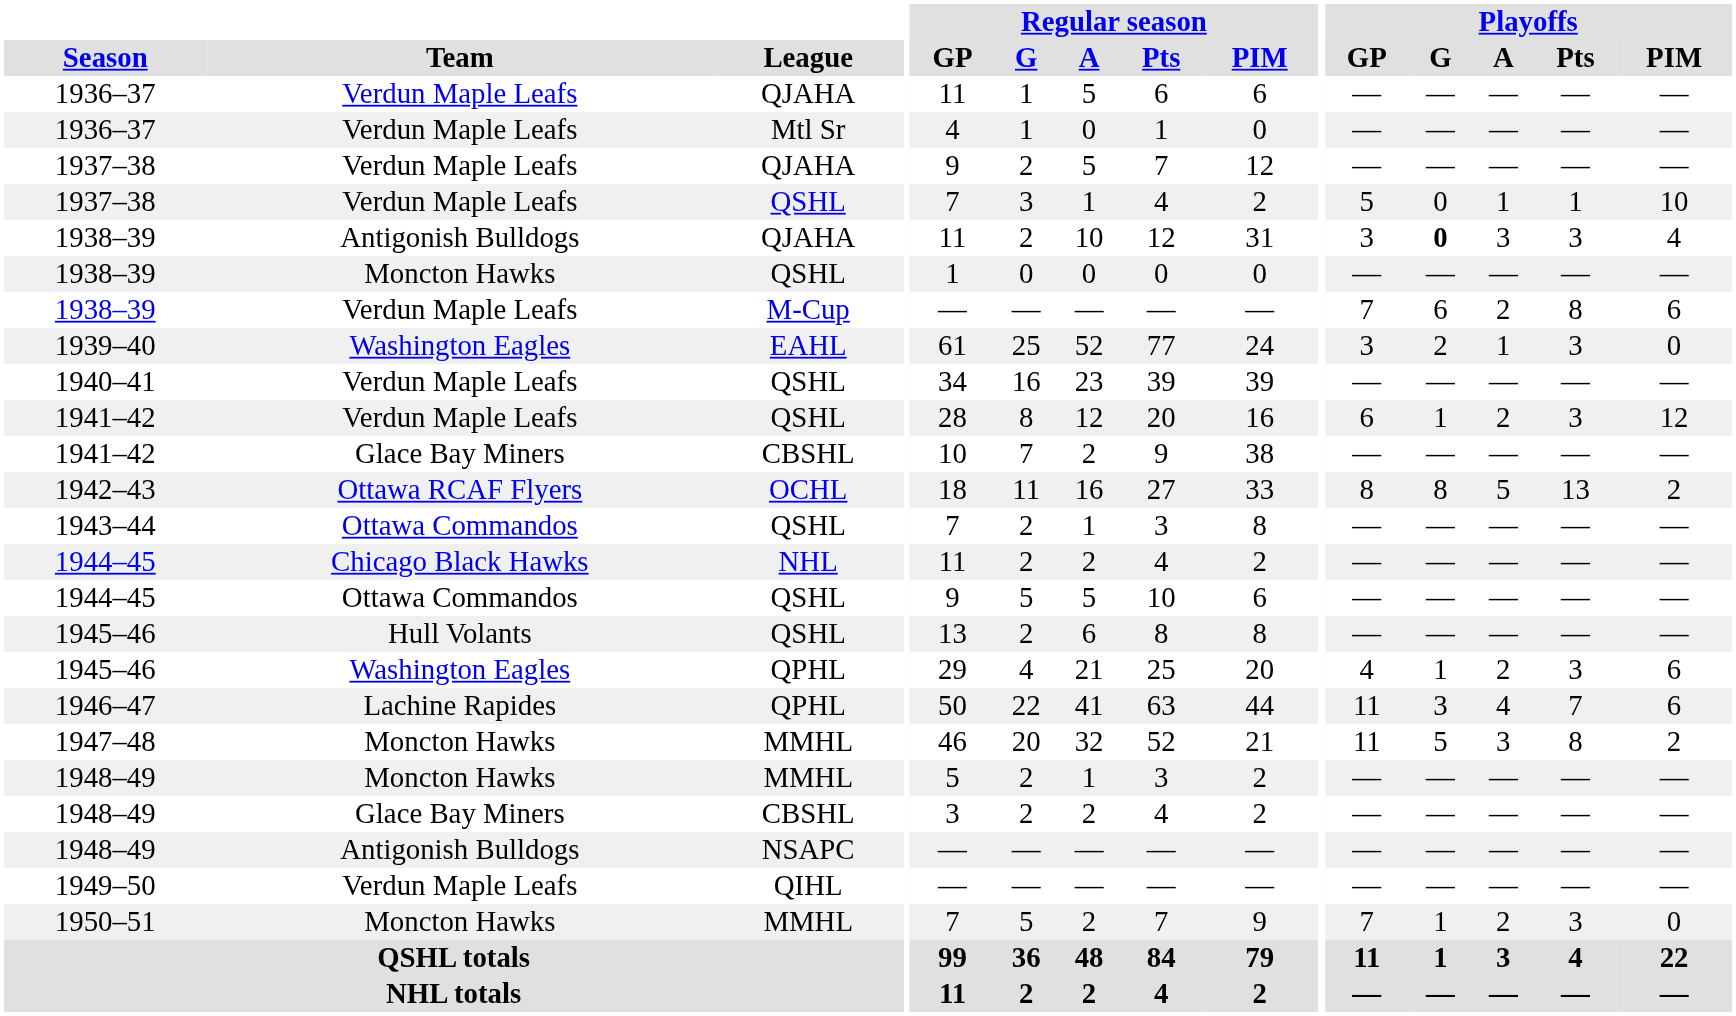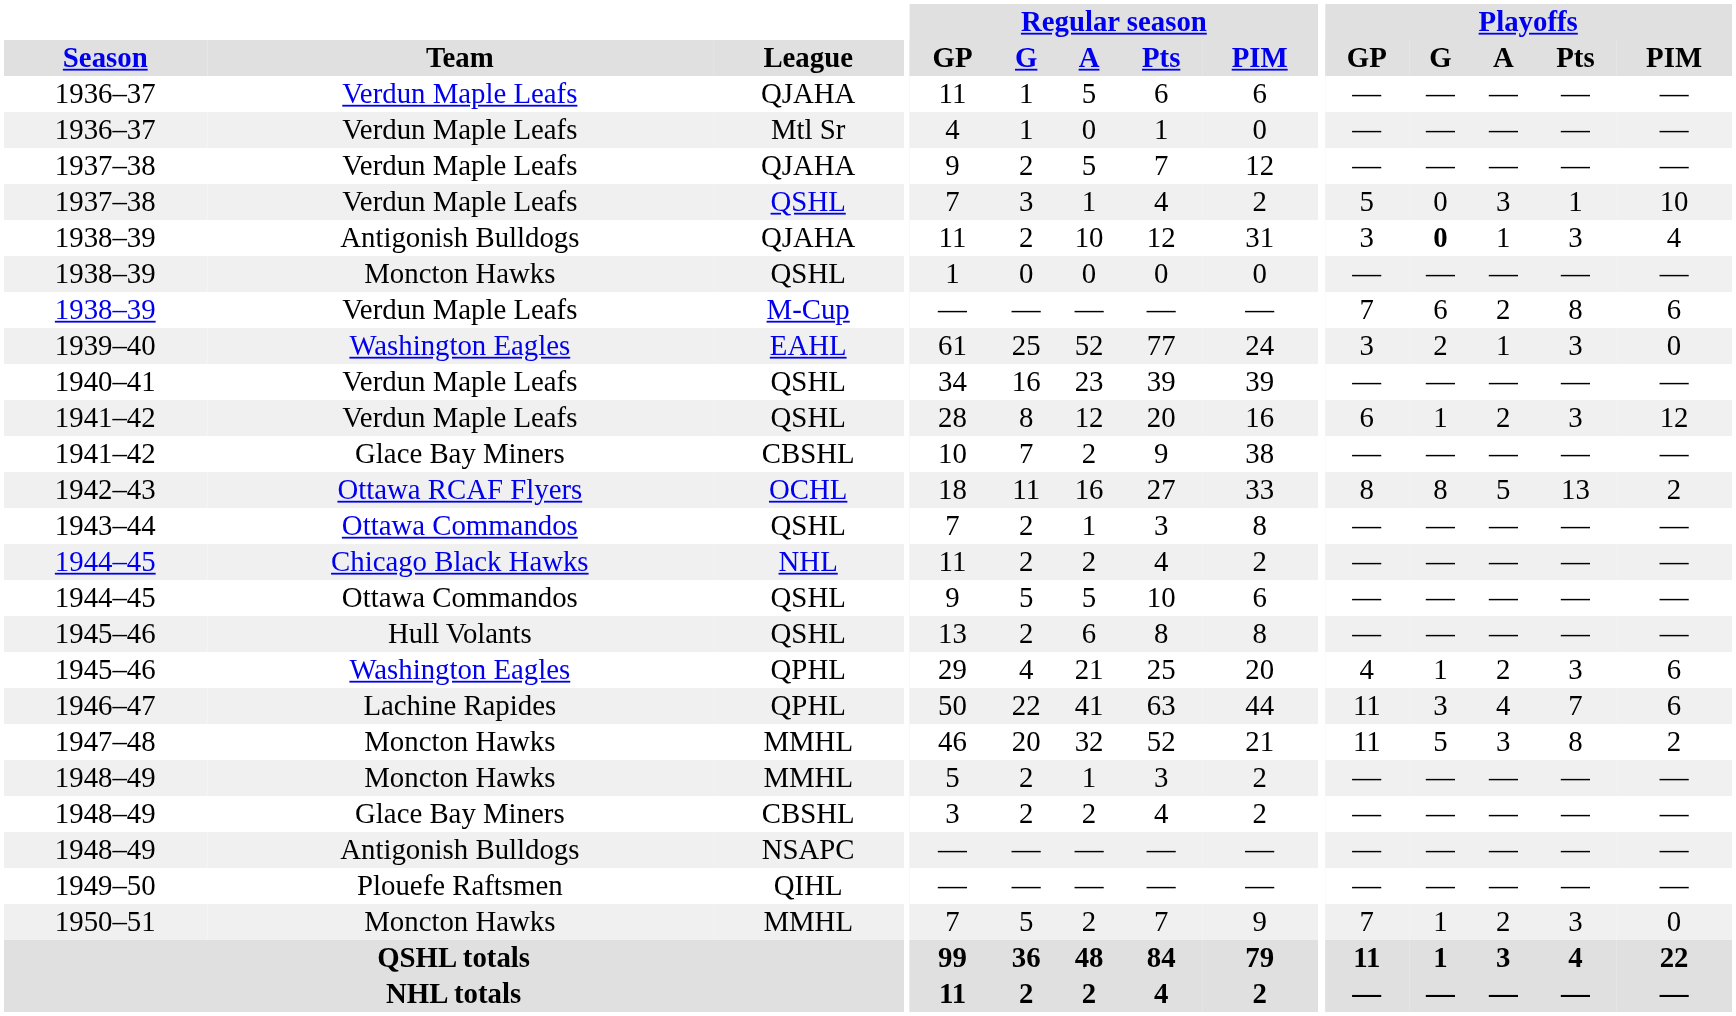(1503, 201) 1 -> (1503, 201) 3
(1503, 237) 3 -> (1503, 237) 1
(460, 885) Verdun Maple Leafs -> (460, 885) Plouefe Raftsmen
